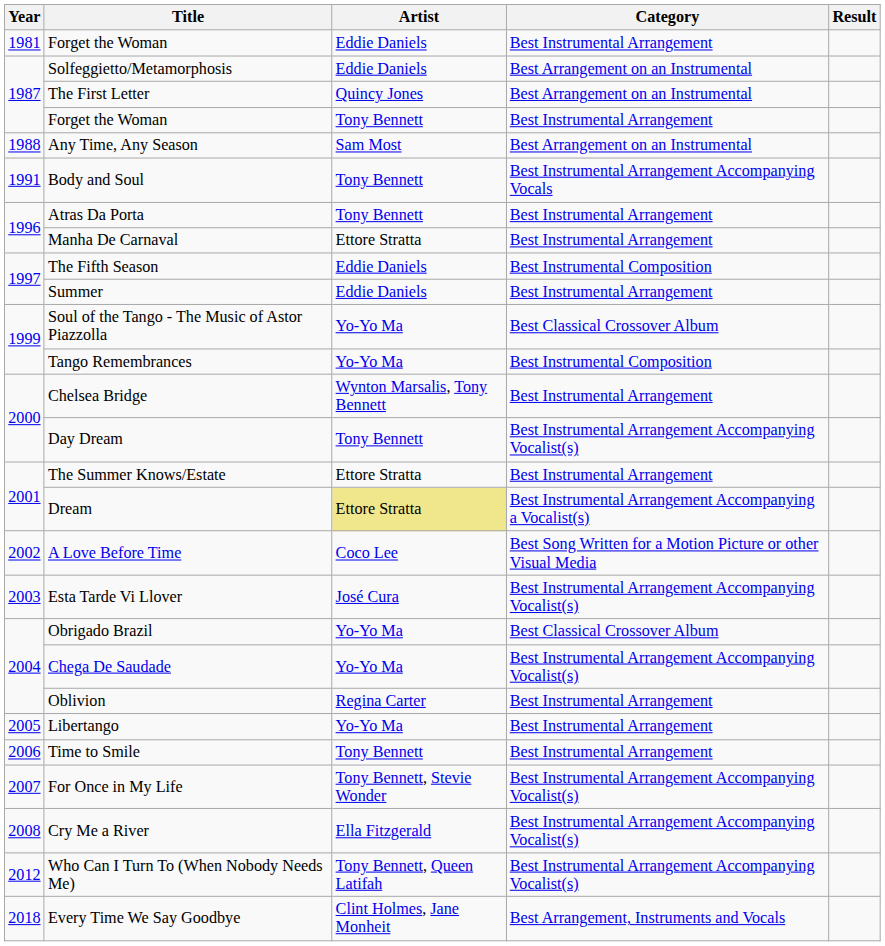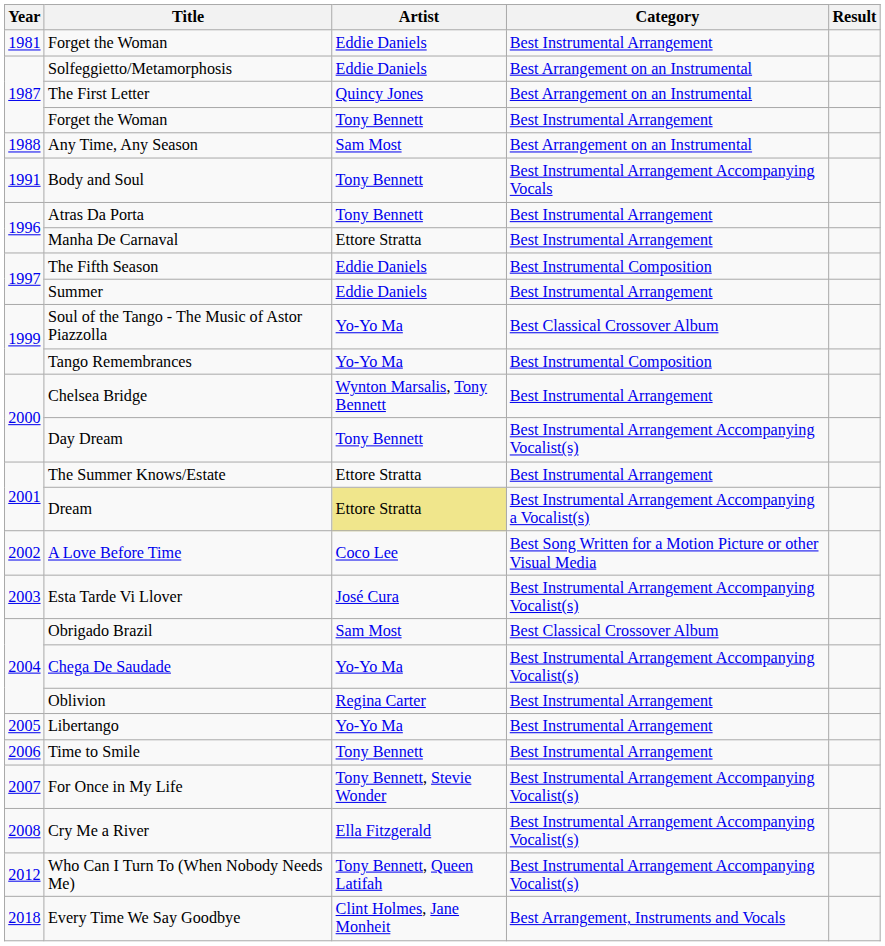(369, 631) Yo-Yo Ma -> (369, 631) Sam Most
